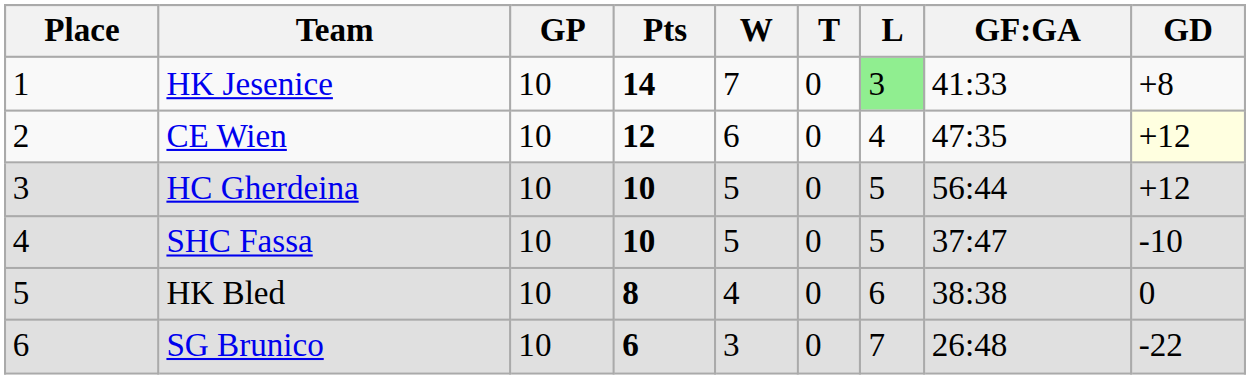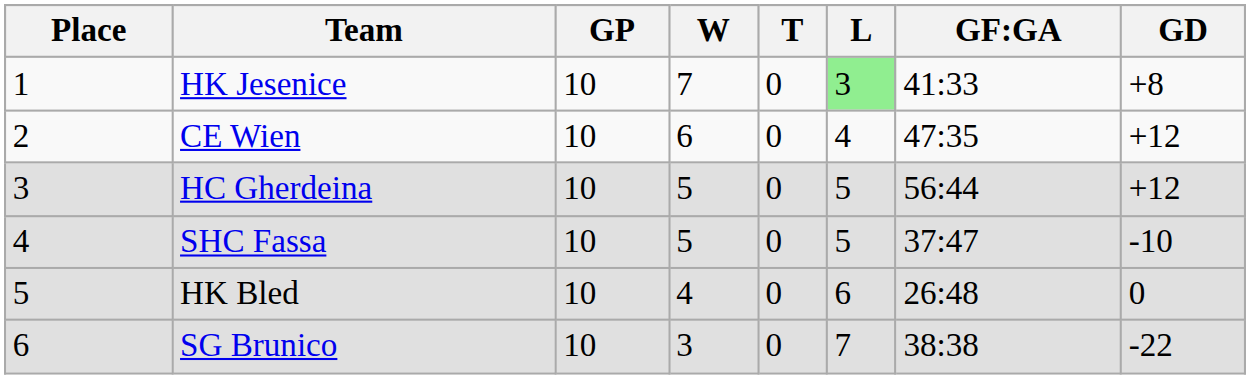- column: (665, 30)
(1165, 135) lightyellow background -> (1155, 135) no background
(970, 293) 38:38 -> (941, 293) 26:48
(970, 345) 26:48 -> (941, 345) 38:38
